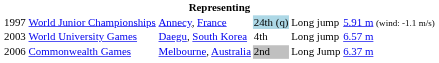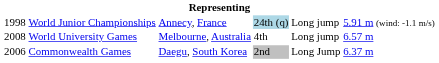(15, 22) 1997 -> (15, 22) 1998
(15, 37) 2003 -> (15, 37) 2008
(203, 37) Daegu, South Korea -> (205, 37) Melbourne, Australia
(205, 52) Melbourne, Australia -> (203, 52) Daegu, South Korea
